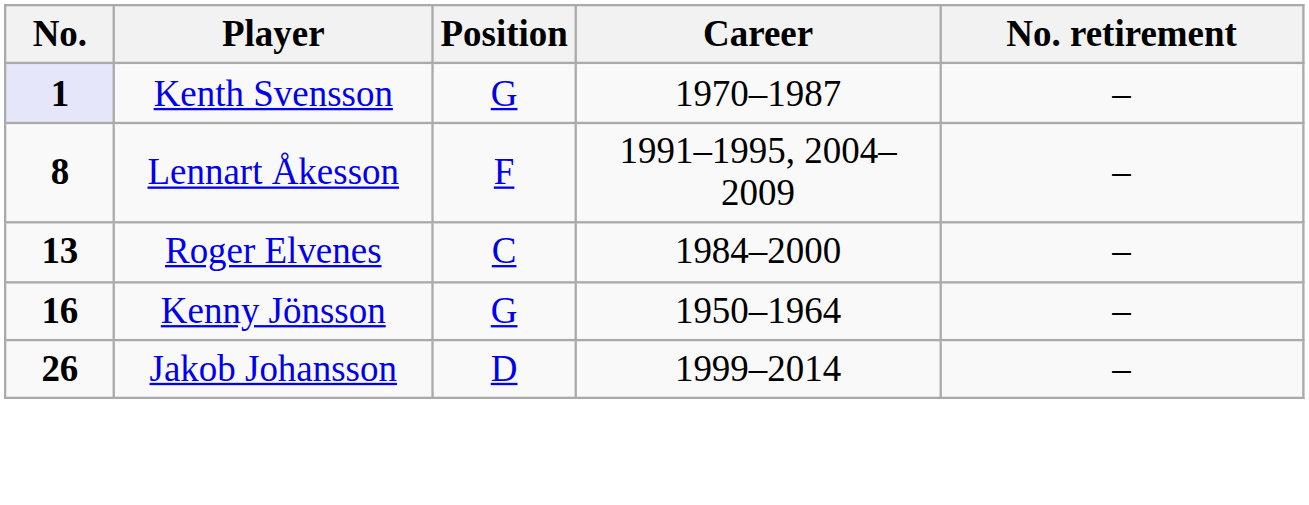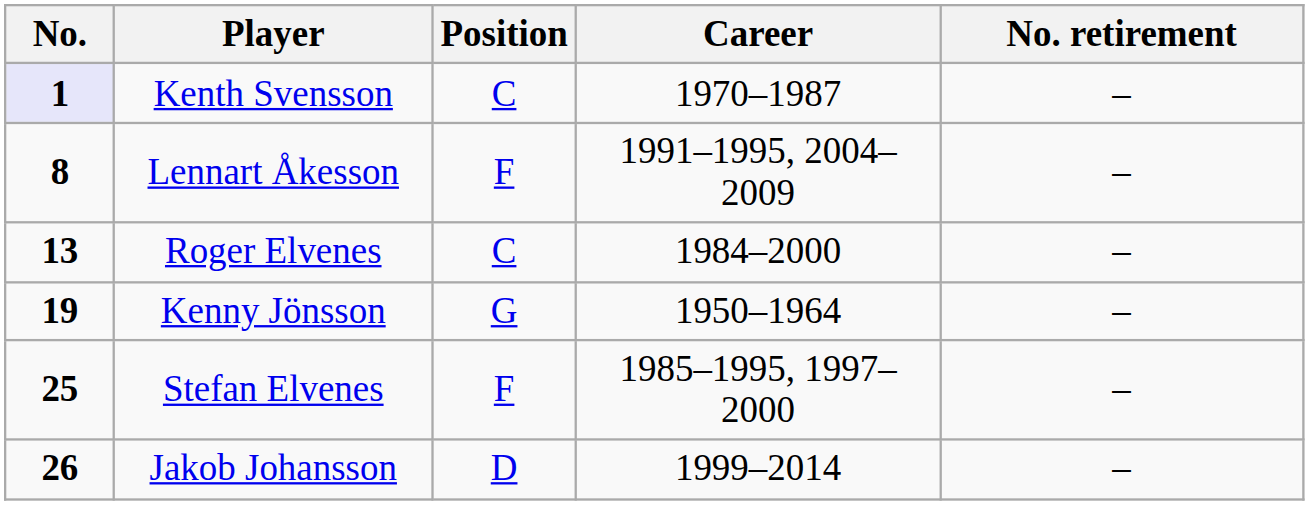(504, 92) G -> (504, 92) C
(60, 309) 16 -> (60, 309) 19
+ row: (273, 389)
